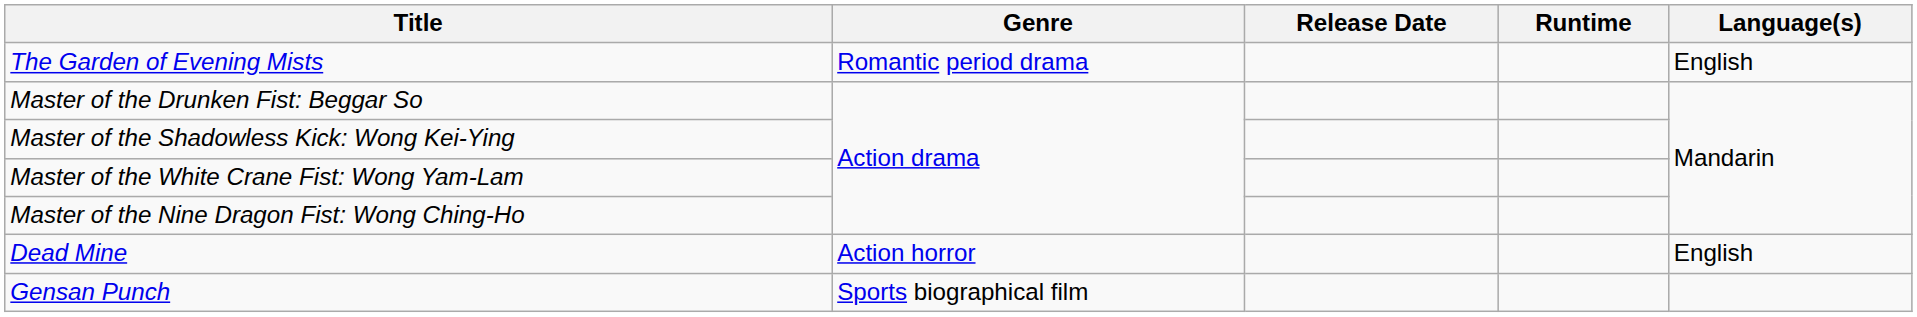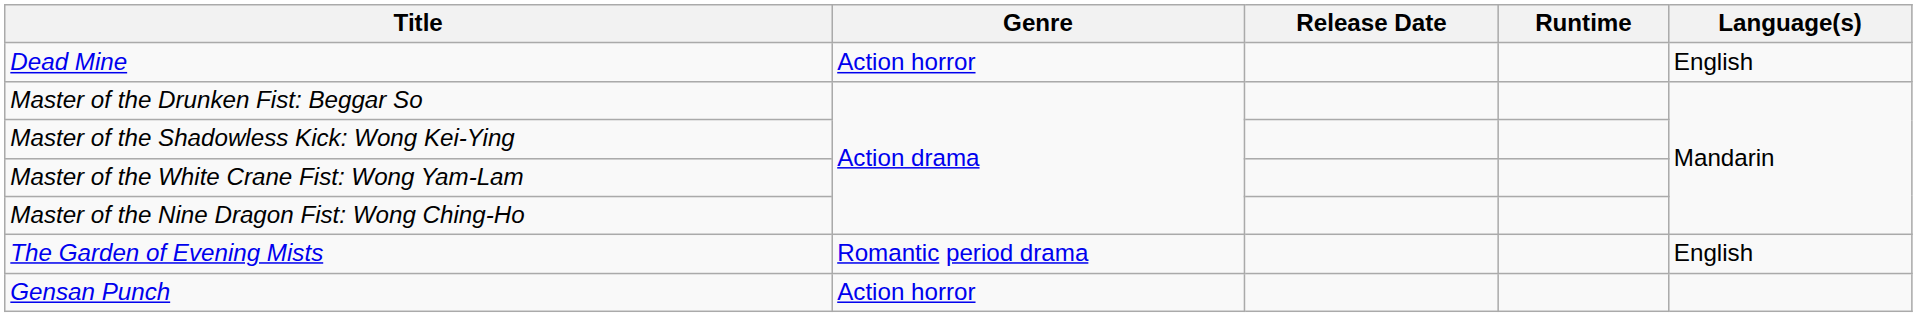rows swapped: (69, 253) <-> (167, 61)
(963, 291) Sports biographical film -> (906, 291) Action horror
